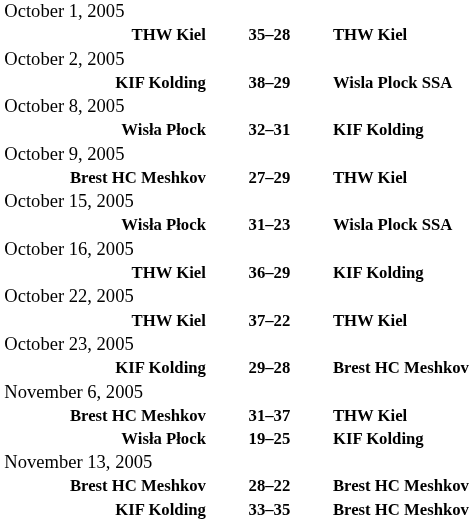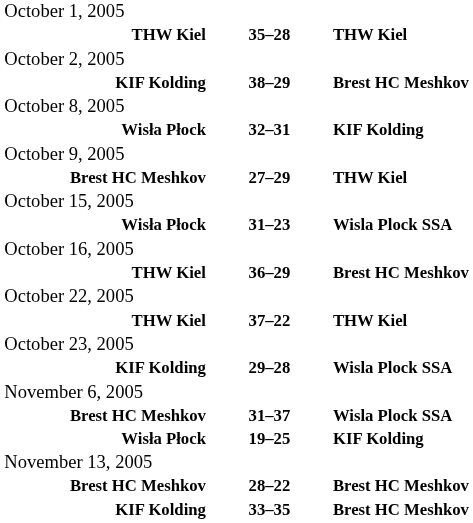(393, 82) Wisla Plock SSA -> (401, 82) Brest HC Meshkov
(378, 272) KIF Kolding -> (401, 272) Brest HC Meshkov
(401, 367) Brest HC Meshkov -> (393, 367) Wisla Plock SSA
(370, 415) THW Kiel -> (393, 415) Wisla Plock SSA
